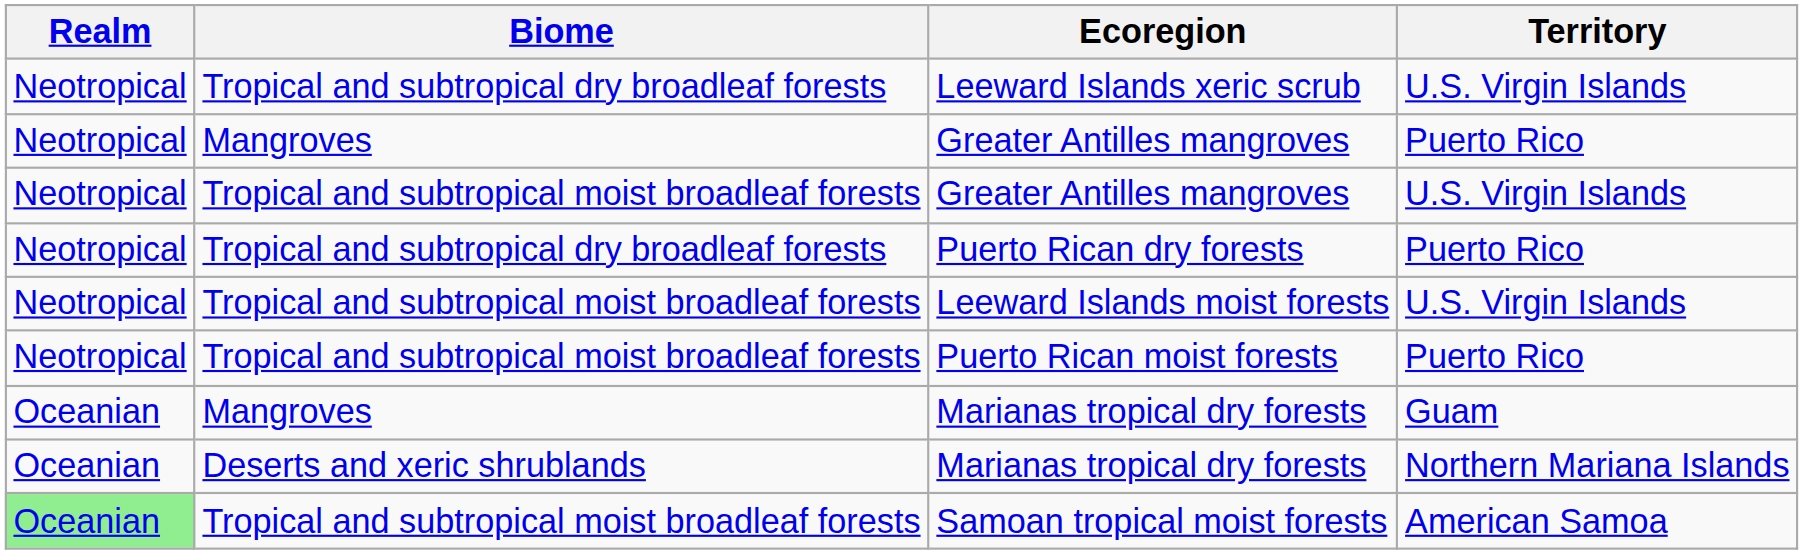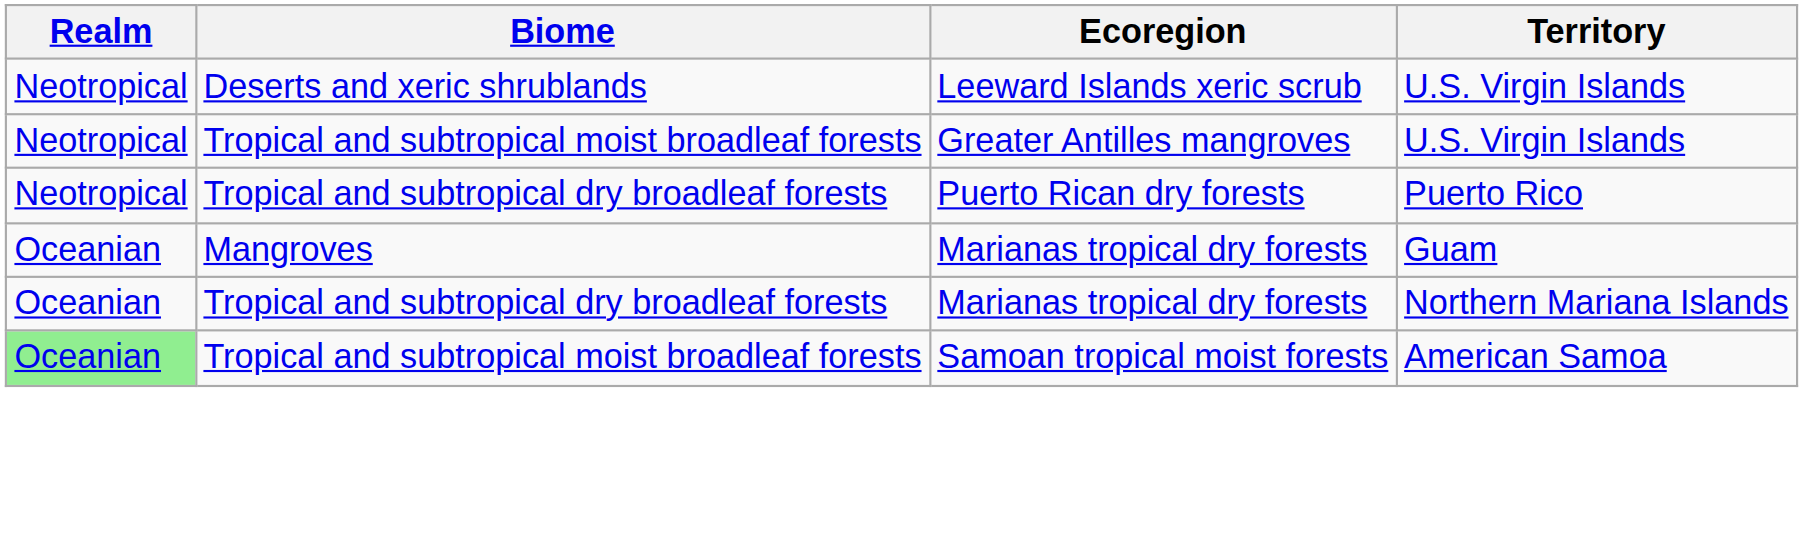(544, 85) Tropical and subtropical dry broadleaf forests -> (425, 85) Deserts and xeric shrublands
- row: (1143, 140)
- row: (1163, 303)
- row: (1137, 357)
(424, 466) Deserts and xeric shrublands -> (545, 303) Tropical and subtropical dry broadleaf forests
